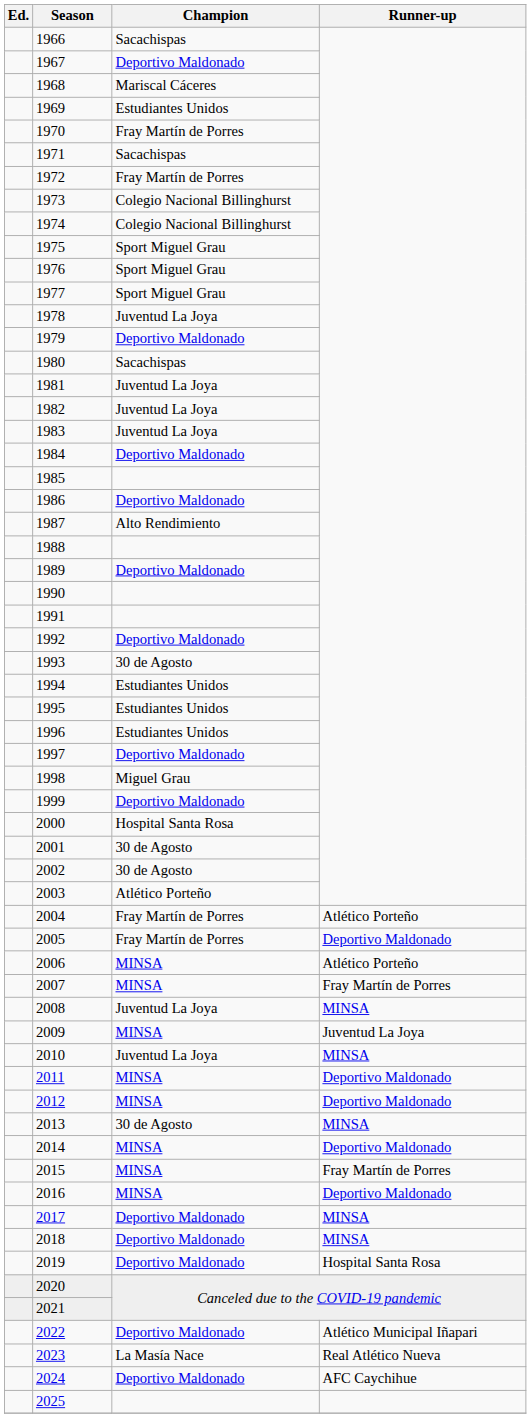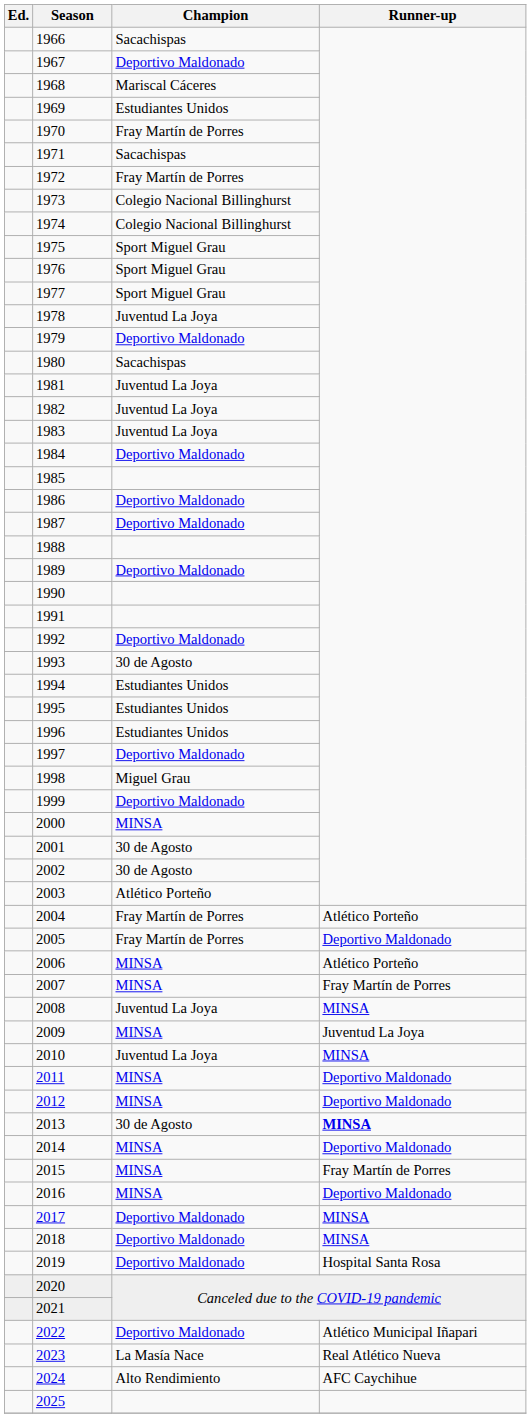(168, 524) Alto Rendimiento -> (180, 524) Deportivo Maldonado
(175, 824) Hospital Santa Rosa -> (139, 824) MINSA
(346, 1124) normal -> (347, 1124) bold
(180, 1378) Deportivo Maldonado -> (168, 1378) Alto Rendimiento
